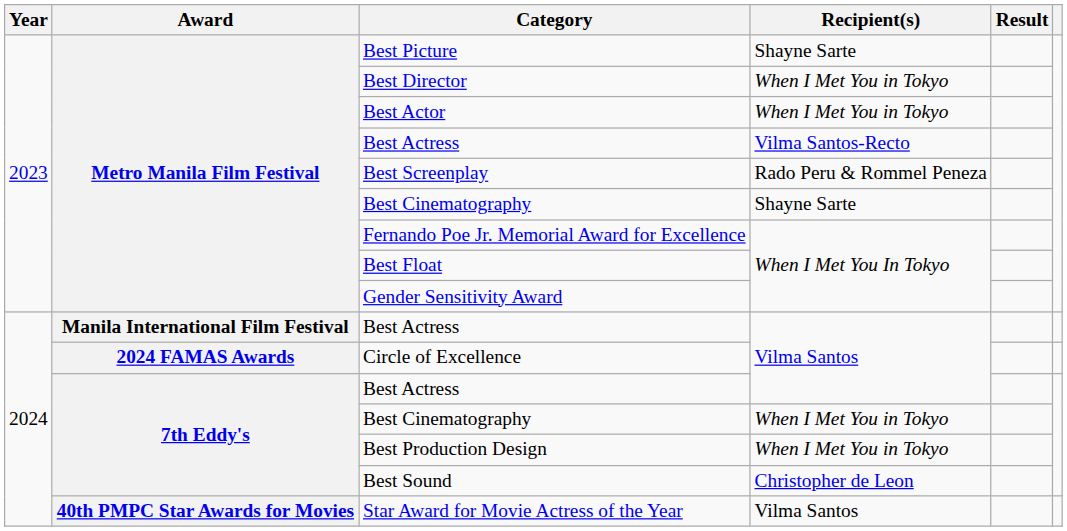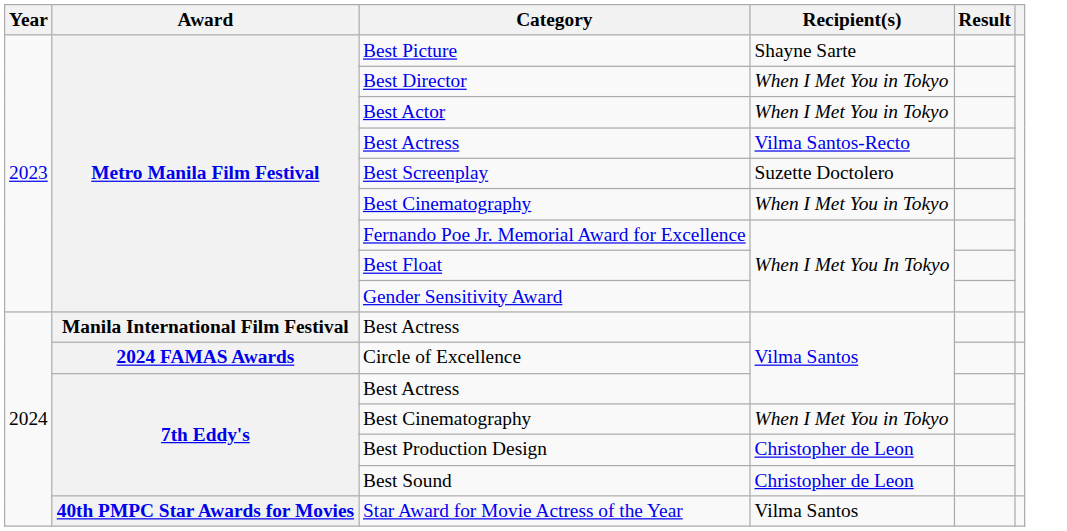(871, 173) Rado Peru & Rommel Peneza -> (824, 173) Suzette Doctolero
(805, 204) Shayne Sarte -> (851, 204) When I Met You in Tokyo
(851, 449) When I Met You in Tokyo -> (834, 449) Christopher de Leon
